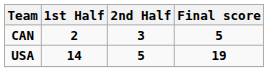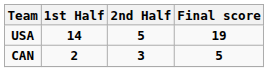rows swapped: (23, 56) <-> (23, 35)
